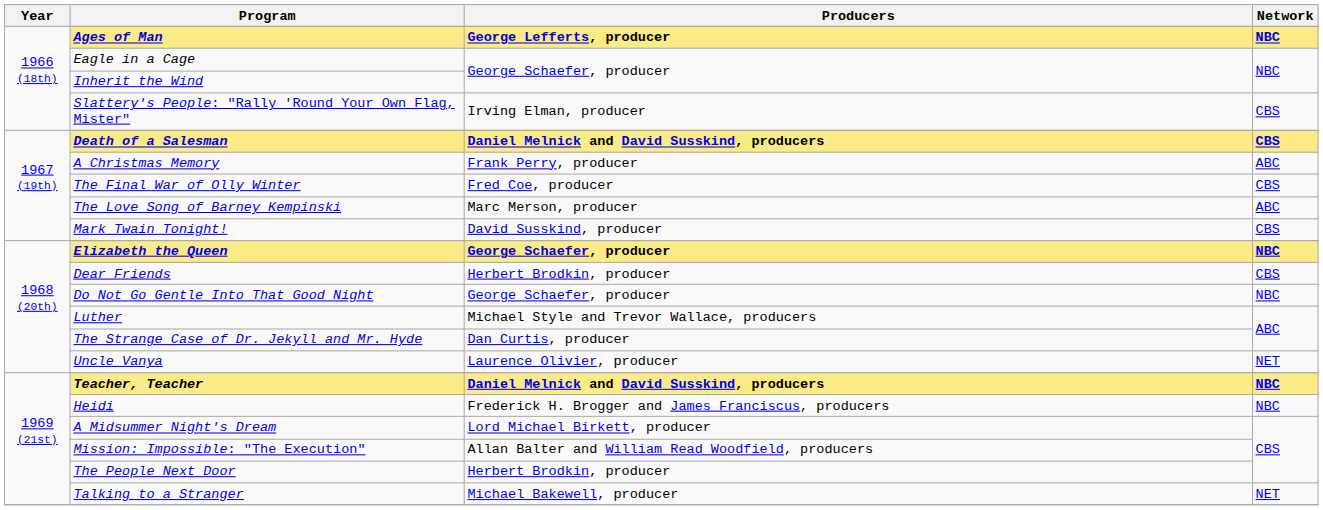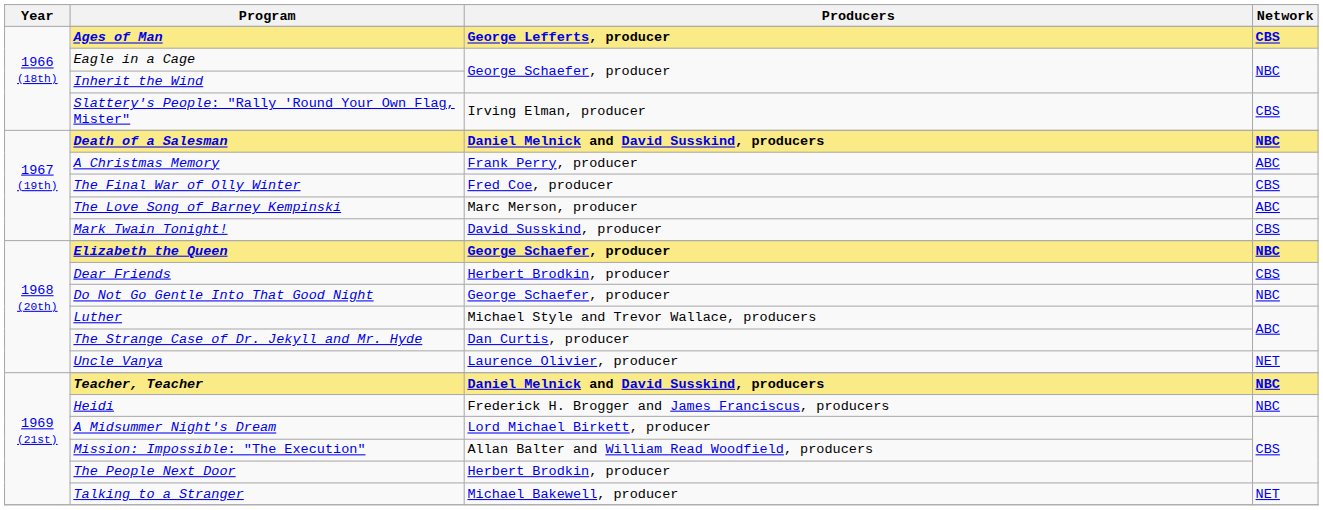(1268, 38) NBC -> (1268, 38) CBS
(1268, 141) CBS -> (1268, 141) NBC
